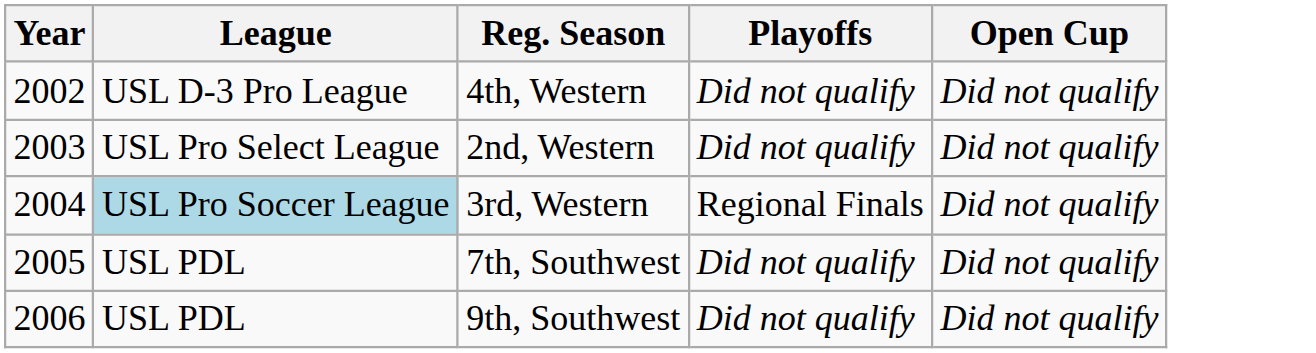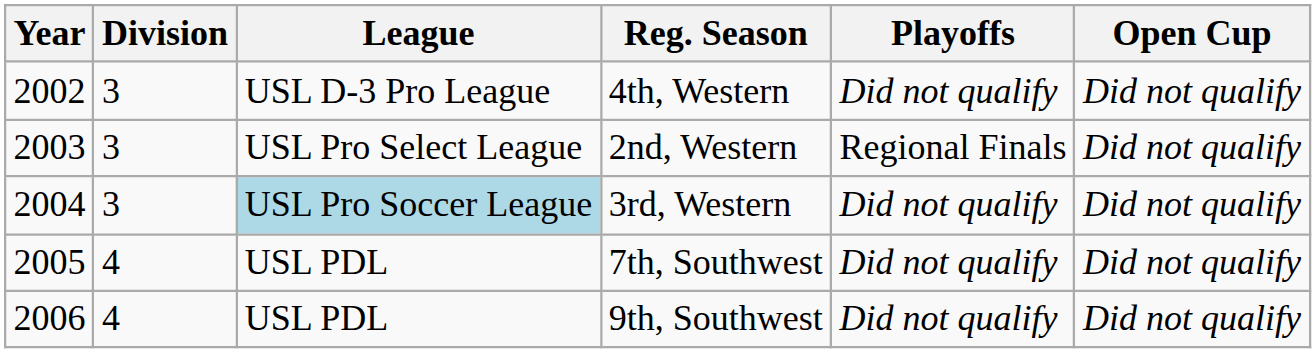+ column: (165, 33)
(806, 147) Did not qualify -> (953, 147) Regional Finals
(810, 204) Regional Finals -> (948, 204) Did not qualify
